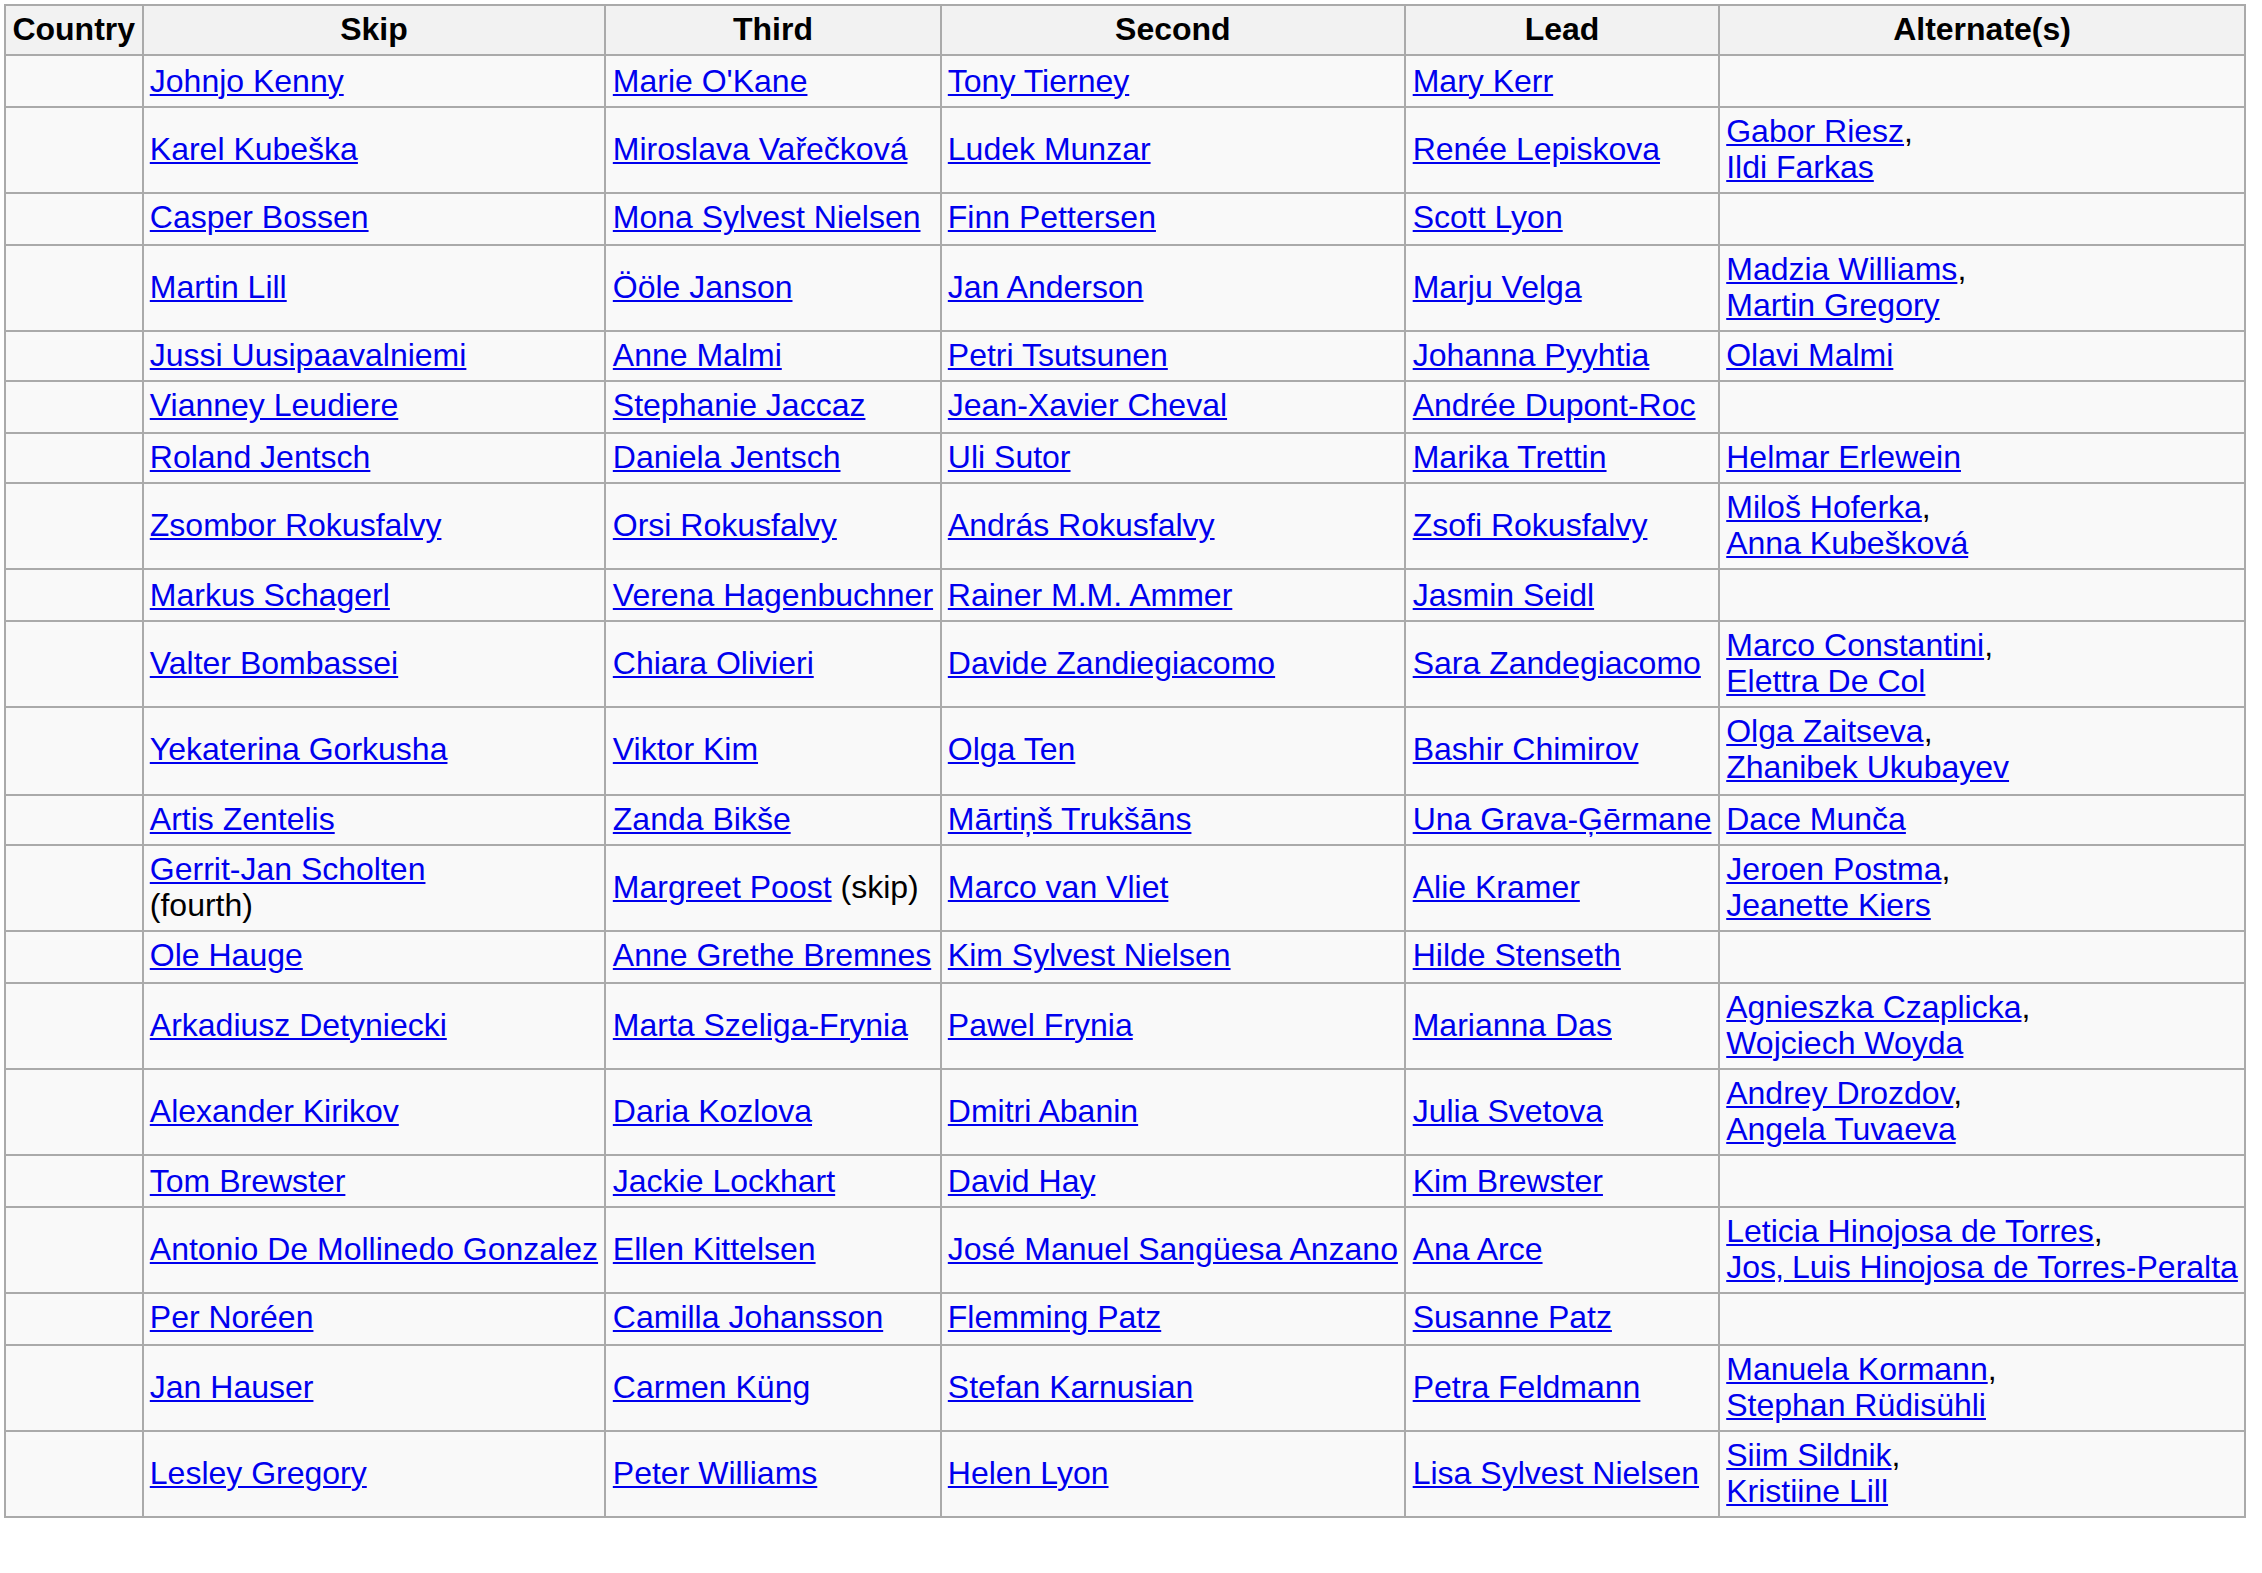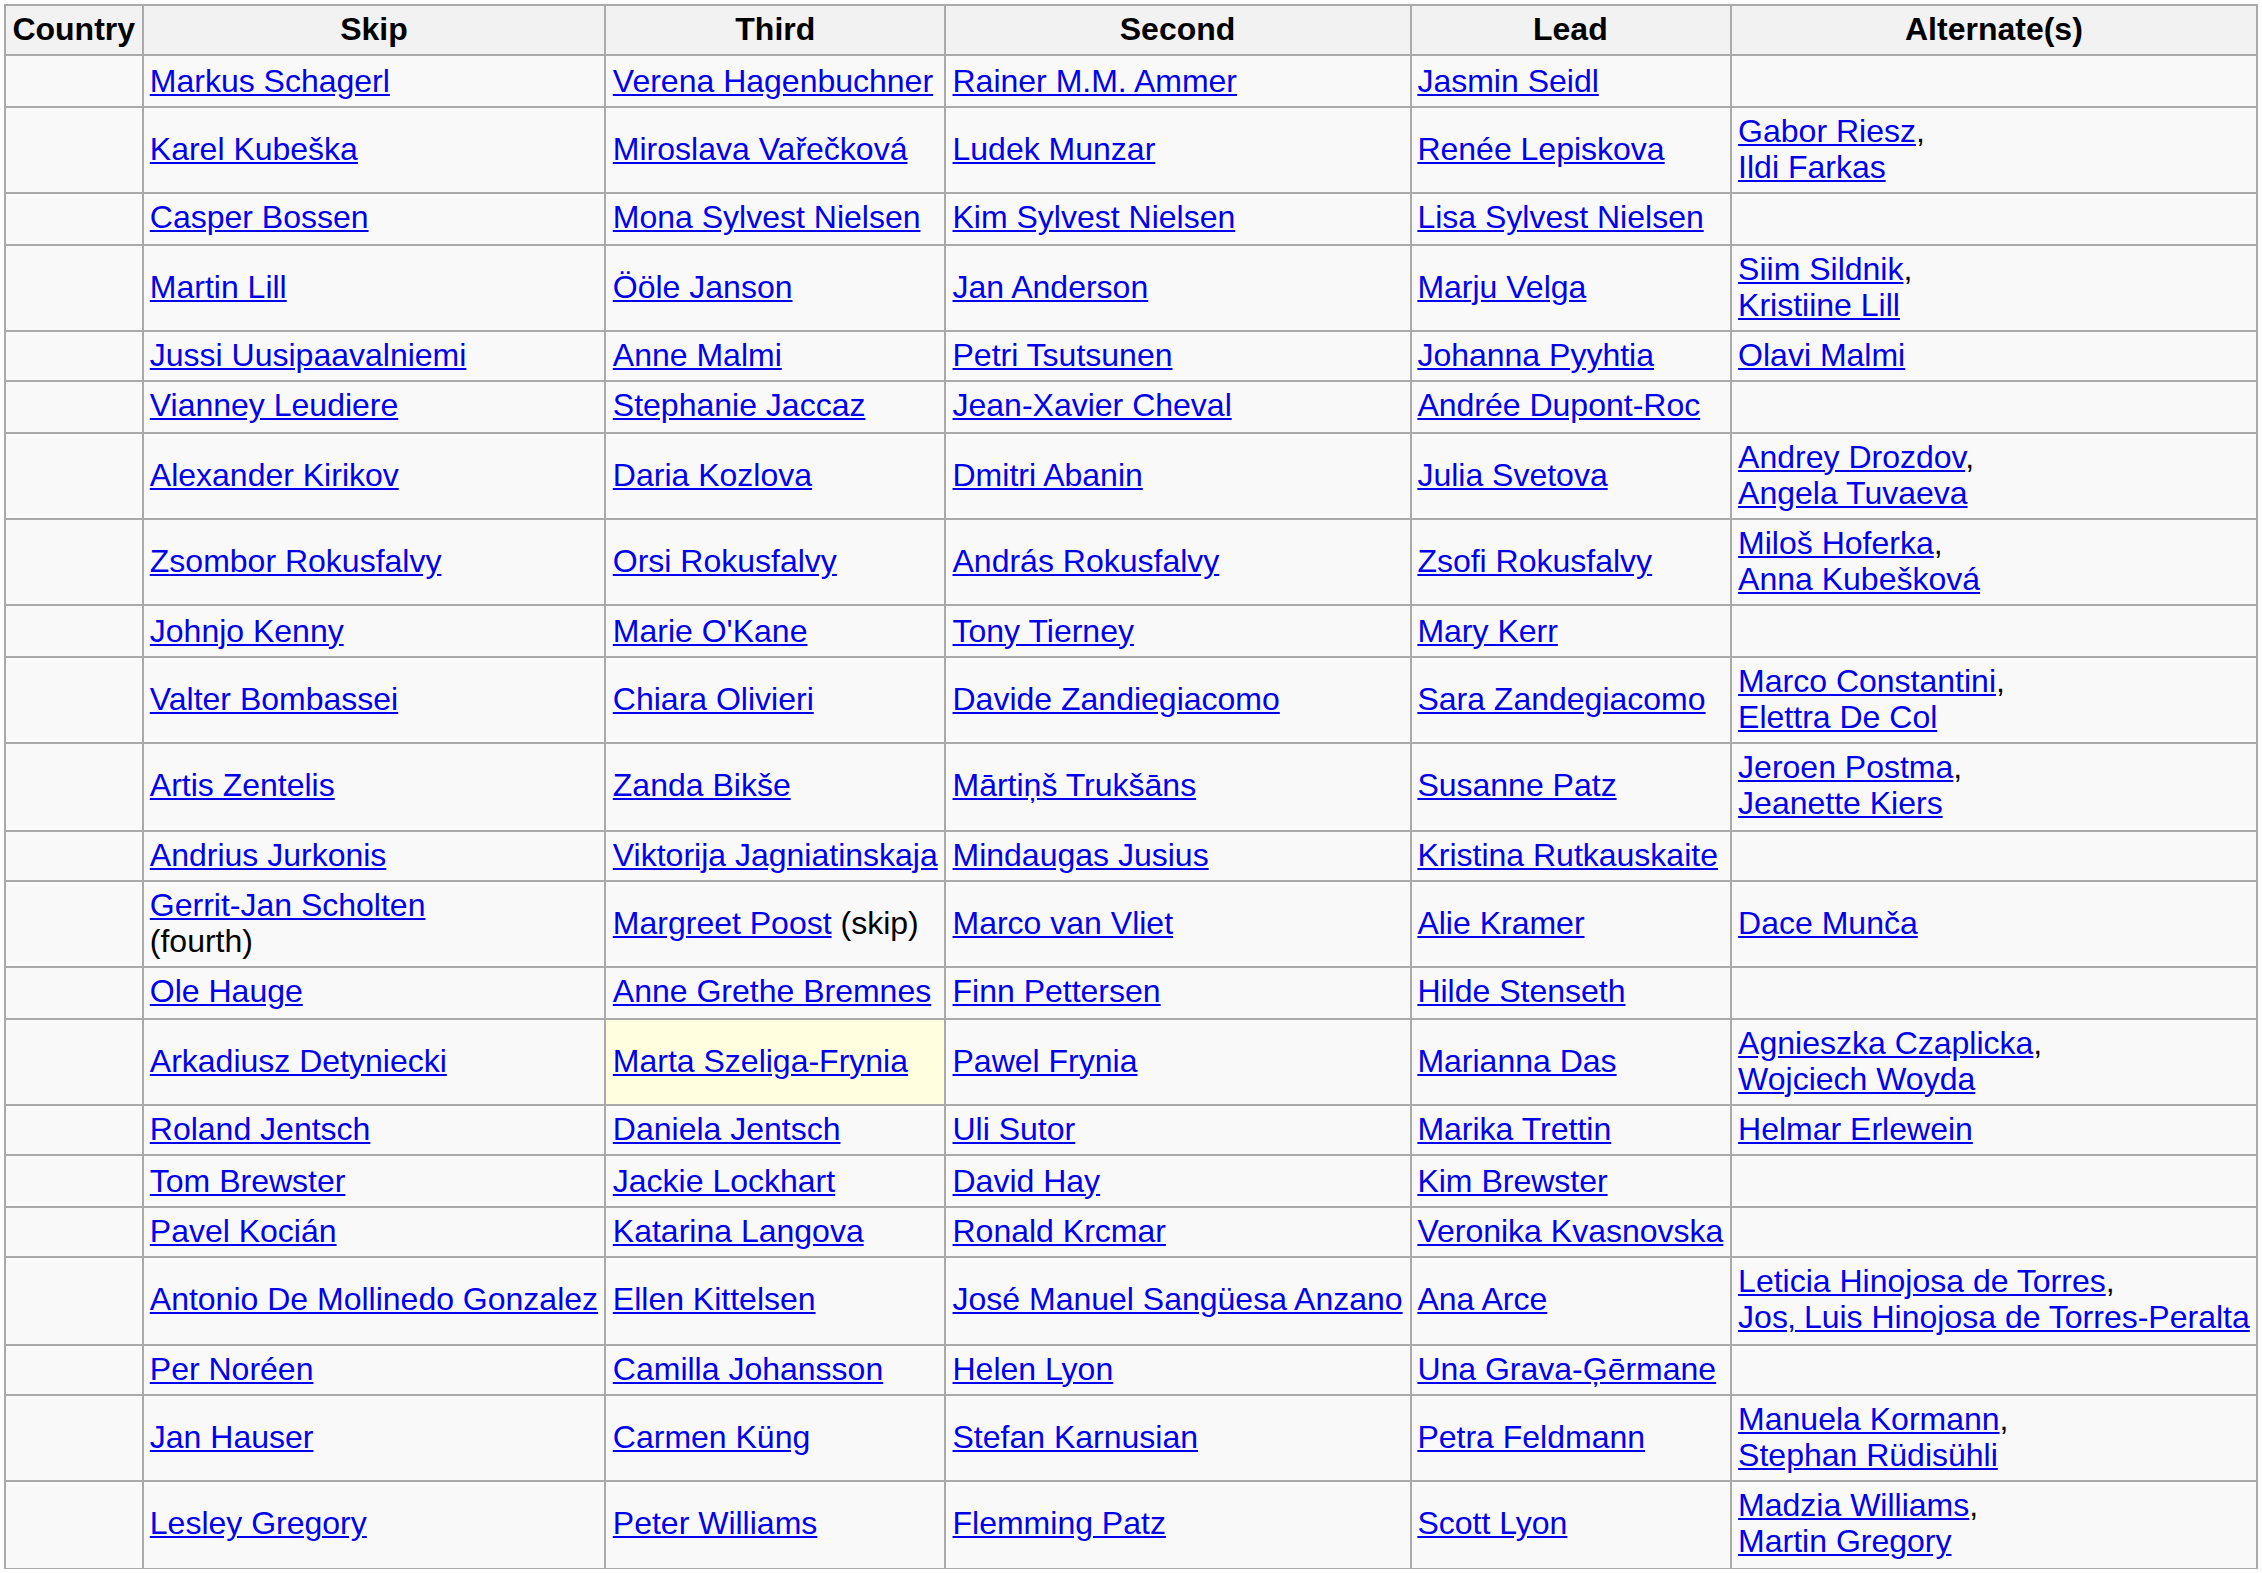rows swapped: (270, 594) <-> (247, 80)
(1052, 218) Finn Pettersen -> (1094, 218) Kim Sylvest Nielsen
(1488, 218) Scott Lyon -> (1561, 218) Lisa Sylvest Nielsen
(1846, 286) Madzia Williams, Martin Gregory -> (1825, 286) Siim Sildnik, Kristiine Lill
rows swapped: (260, 457) <-> (274, 1111)
- row: (299, 750)
(1562, 818) Una Grava-Ģērmane -> (1517, 786) Susanne Patz
(1816, 818) Dace Munča -> (1850, 786) Jeroen Postma, Jeanette Kiers
+ row: (268, 854)
(1838, 887) Jeroen Postma, Jeanette Kiers -> (1828, 923) Dace Munča
(1089, 956) Kim Sylvest Nielsen -> (1057, 992) Finn Pettersen
(760, 1025) no background -> (760, 1061) lightyellow background
+ row: (243, 1231)
(1055, 1318) Flemming Patz -> (1033, 1368) Helen Lyon
(1512, 1318) Susanne Patz -> (1567, 1368) Una Grava-Ģērmane
(1028, 1473) Helen Lyon -> (1059, 1524) Flemming Patz
(1556, 1473) Lisa Sylvest Nielsen -> (1492, 1524) Scott Lyon
(1813, 1473) Siim Sildnik, Kristiine Lill -> (1858, 1524) Madzia Williams, Martin Gregory
